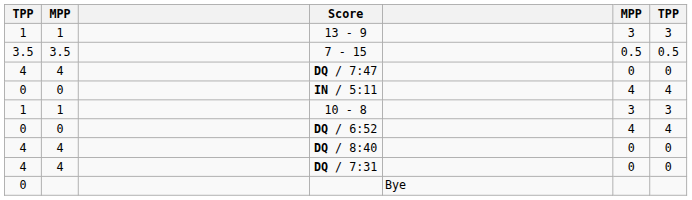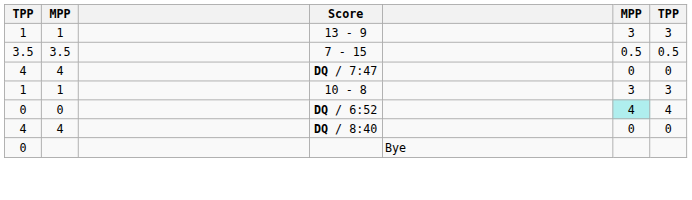- row: (346, 90)
(631, 128) no background -> (631, 109) paleturquoise background
- row: (346, 167)
